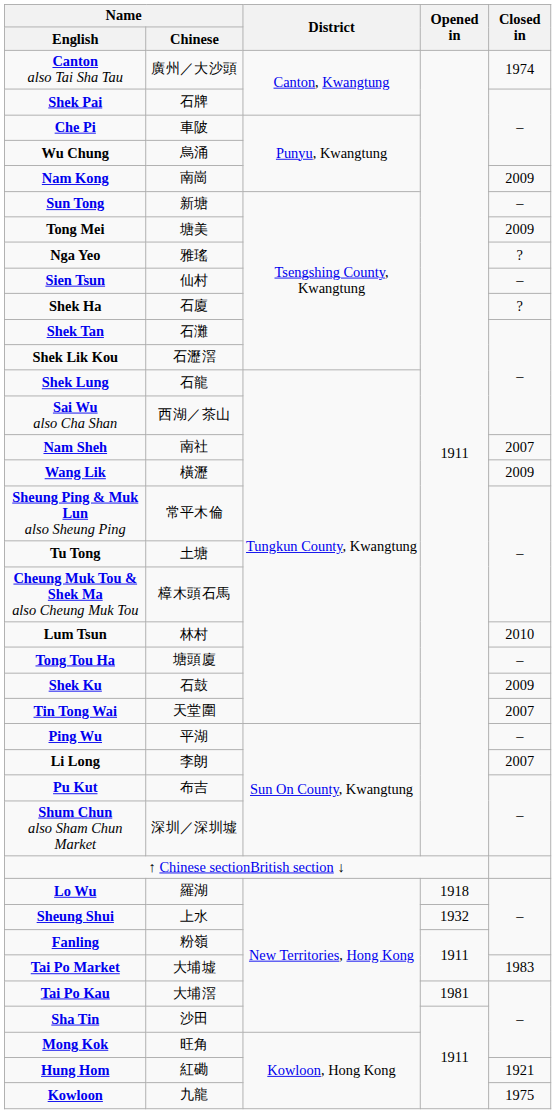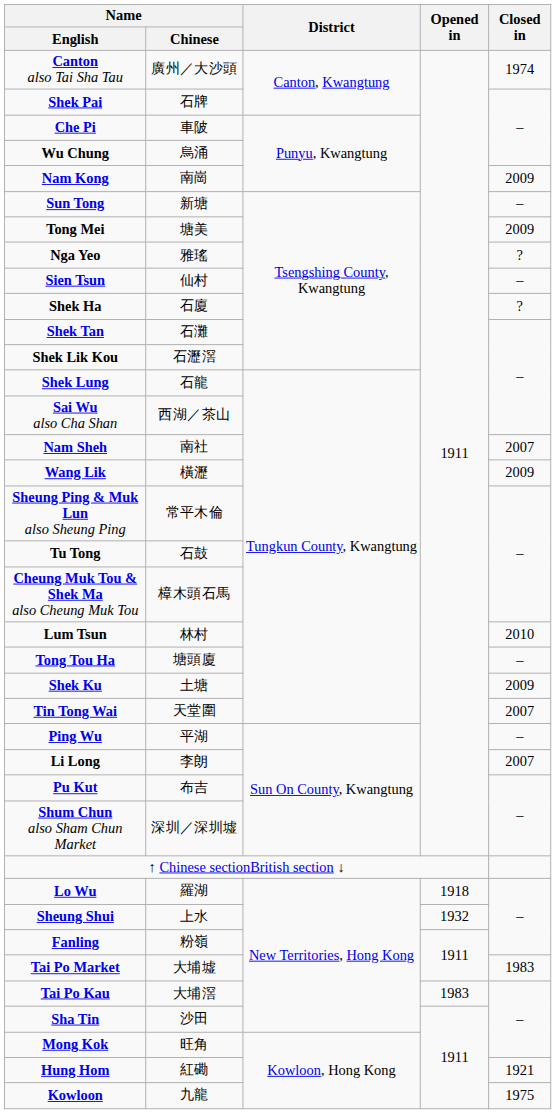(194, 553) 土塘 -> (194, 553) 石鼓
(194, 685) 石鼓 -> (194, 685) 土塘
(455, 993) 1981 -> (455, 993) 1983
